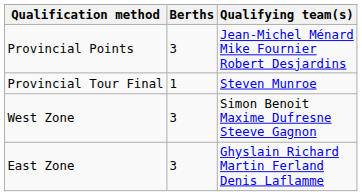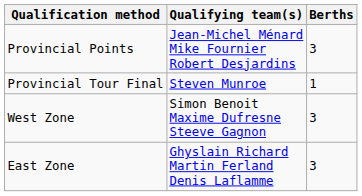columns swapped: (192, 15) <-> (287, 15)
